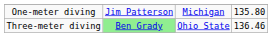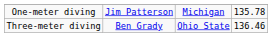(250, 11) 135.80 -> (250, 11) 135.78
(139, 26) lightgreen background -> (139, 26) no background
